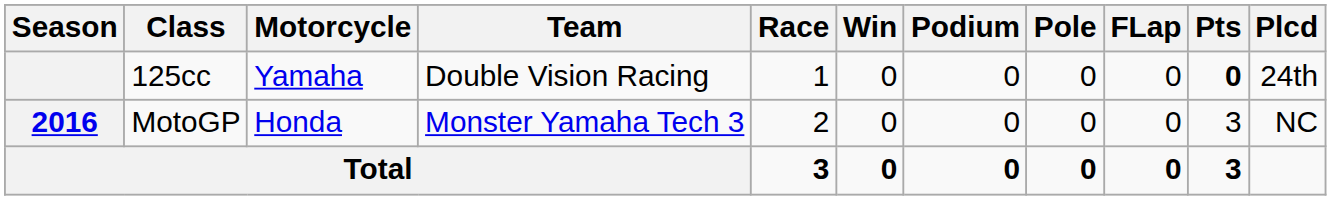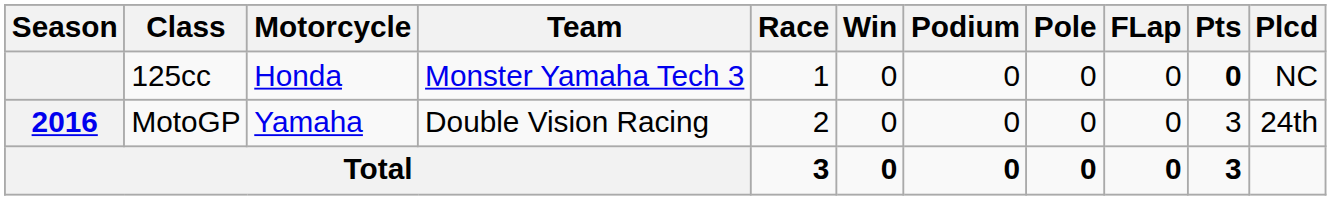(309, 75) Yamaha -> (298, 75) Honda
(567, 75) Double Vision Racing -> (585, 75) Monster Yamaha Tech 3
(1289, 75) 24th -> (1297, 75) NC
(298, 122) Honda -> (309, 122) Yamaha
(585, 122) Monster Yamaha Tech 3 -> (567, 122) Double Vision Racing
(1297, 122) NC -> (1289, 122) 24th
